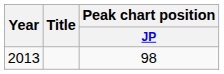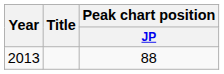(149, 57) 98 -> (149, 57) 88
